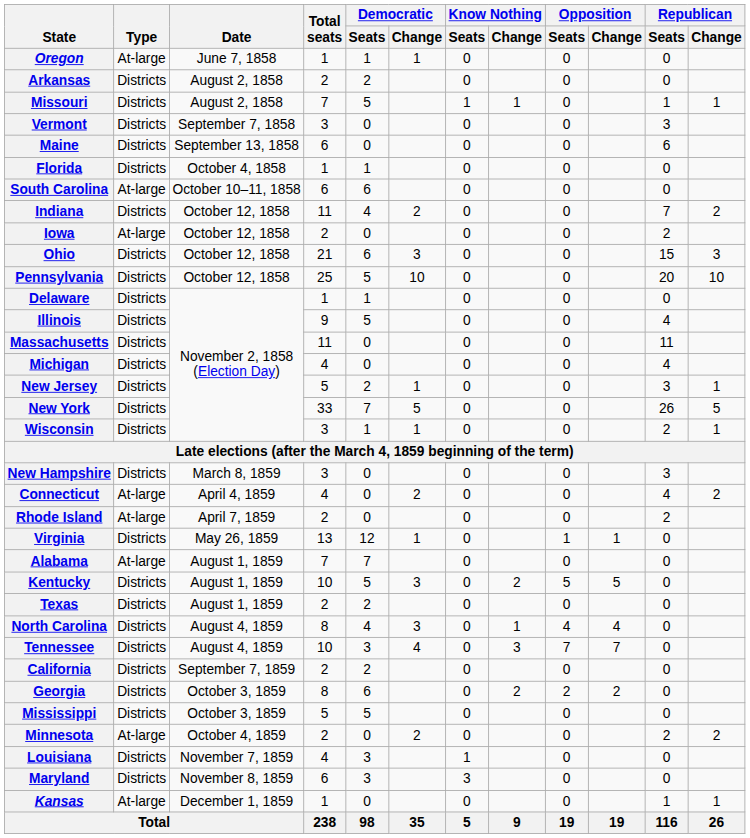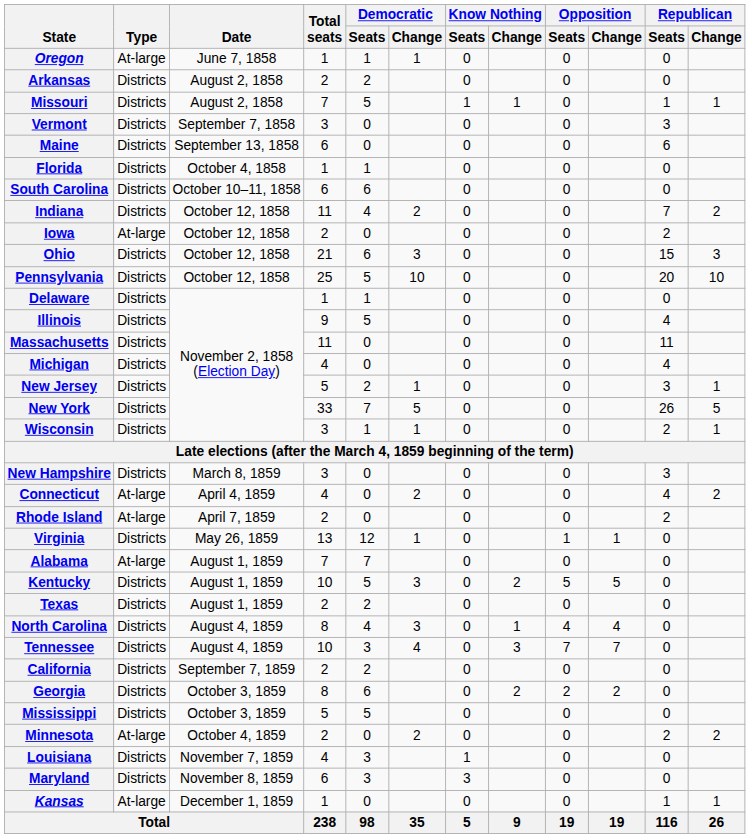(142, 189) At-large -> (142, 189) Districts
